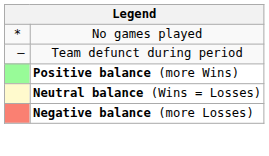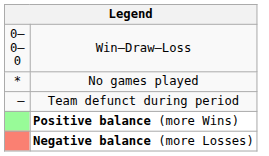+ row: (143, 48)
- row: (147, 94)
